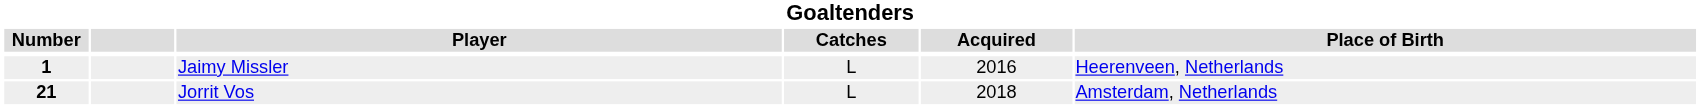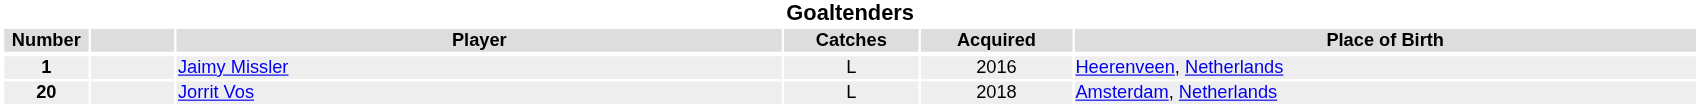(46, 92) 21 -> (46, 92) 20
